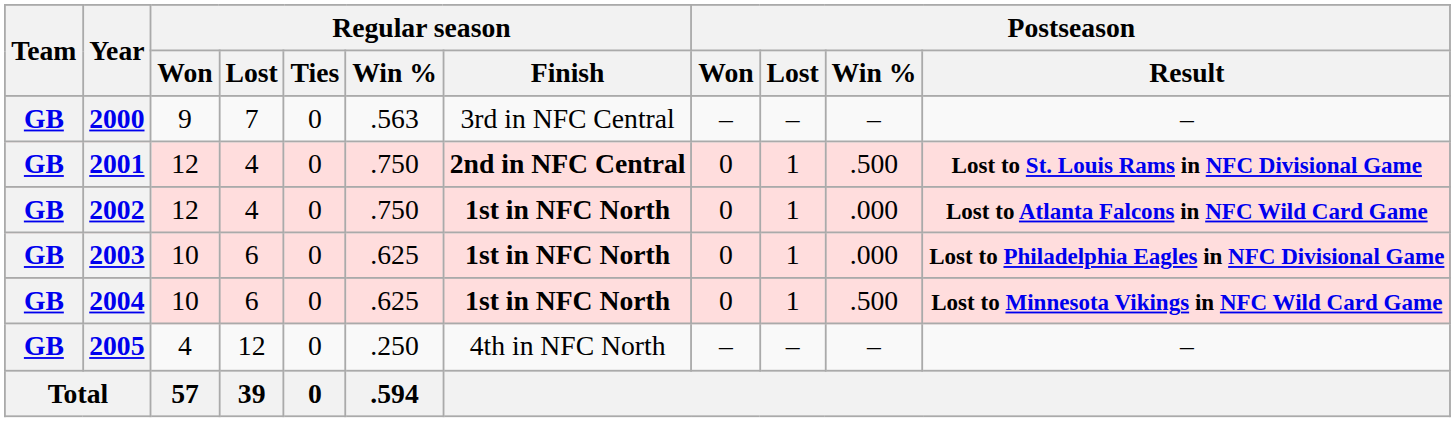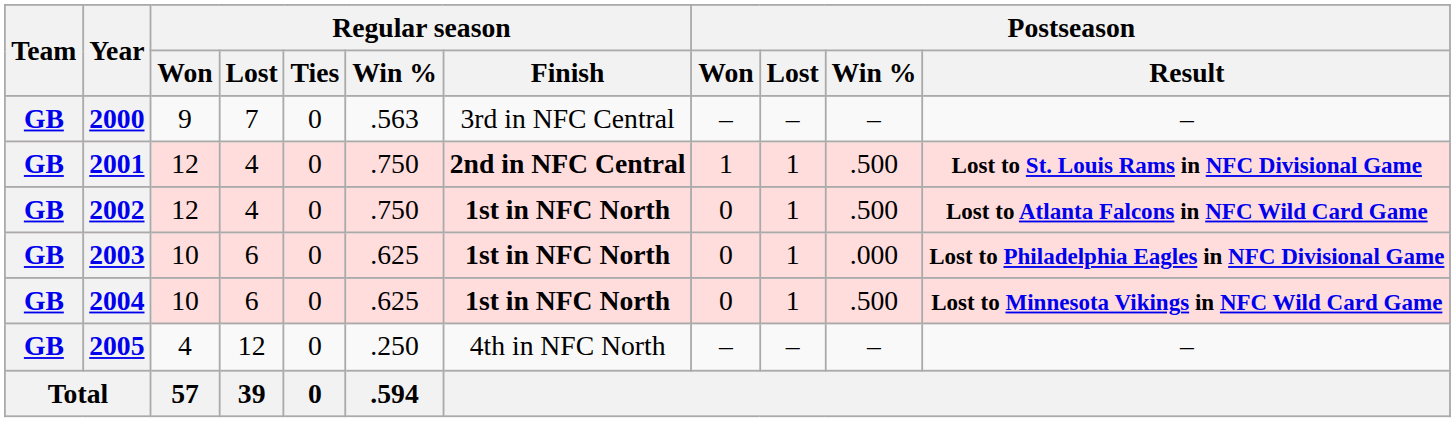(726, 164) 0 -> (726, 164) 1
(874, 209) .000 -> (874, 209) .500
